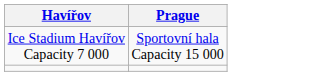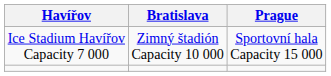+ column: (178, 15)
